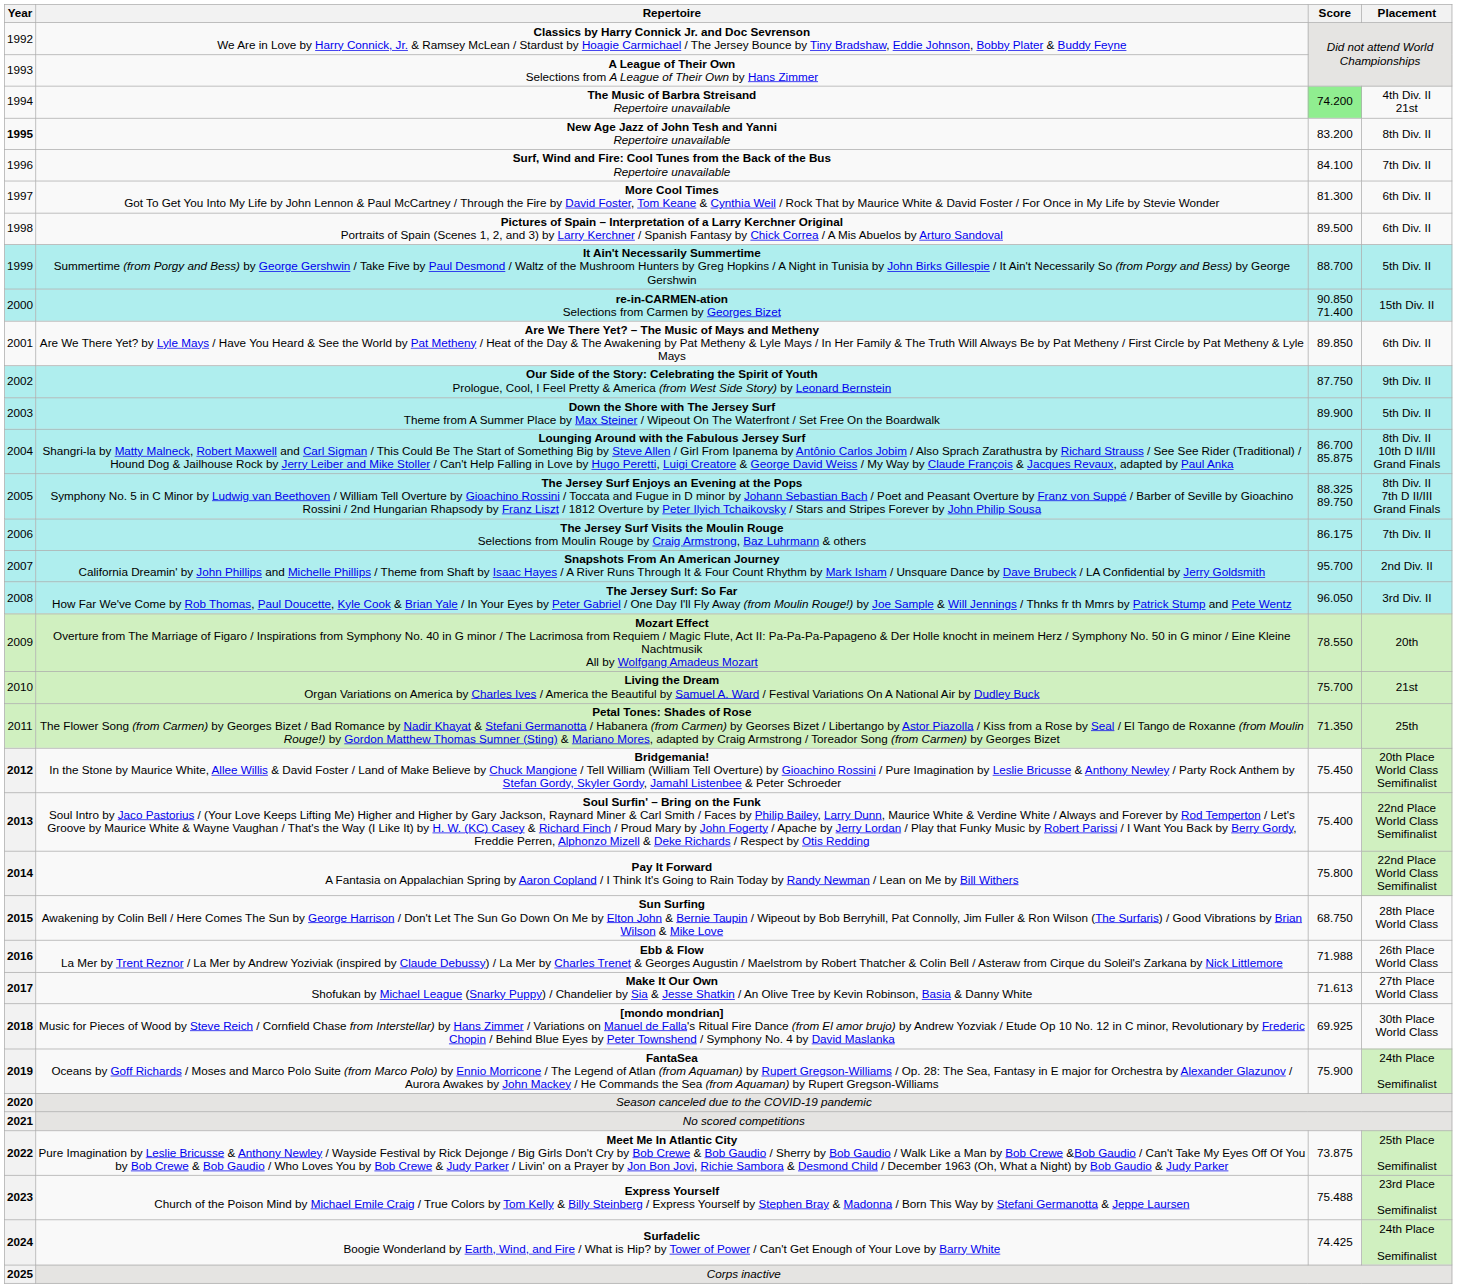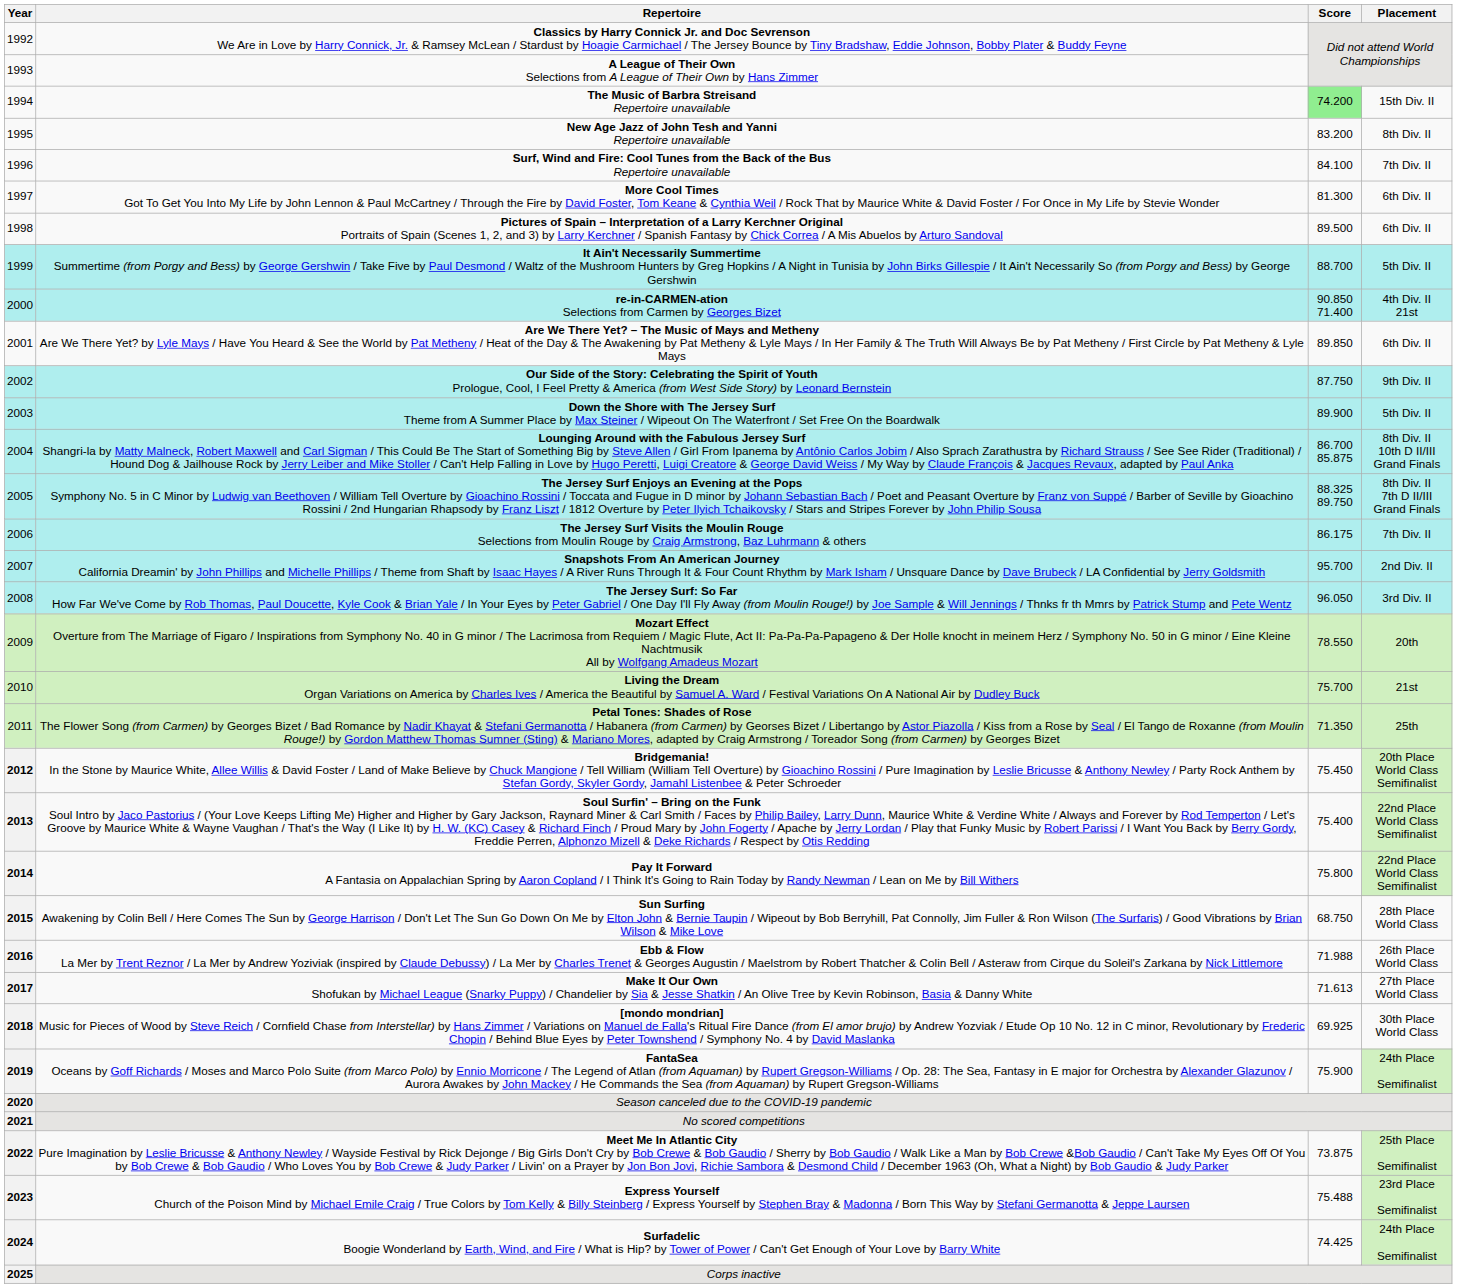(1407, 102) 4th Div. II 21st -> (1407, 102) 15th Div. II
(20, 133) bold -> (20, 133) normal
(1407, 305) 15th Div. II -> (1407, 305) 4th Div. II 21st
